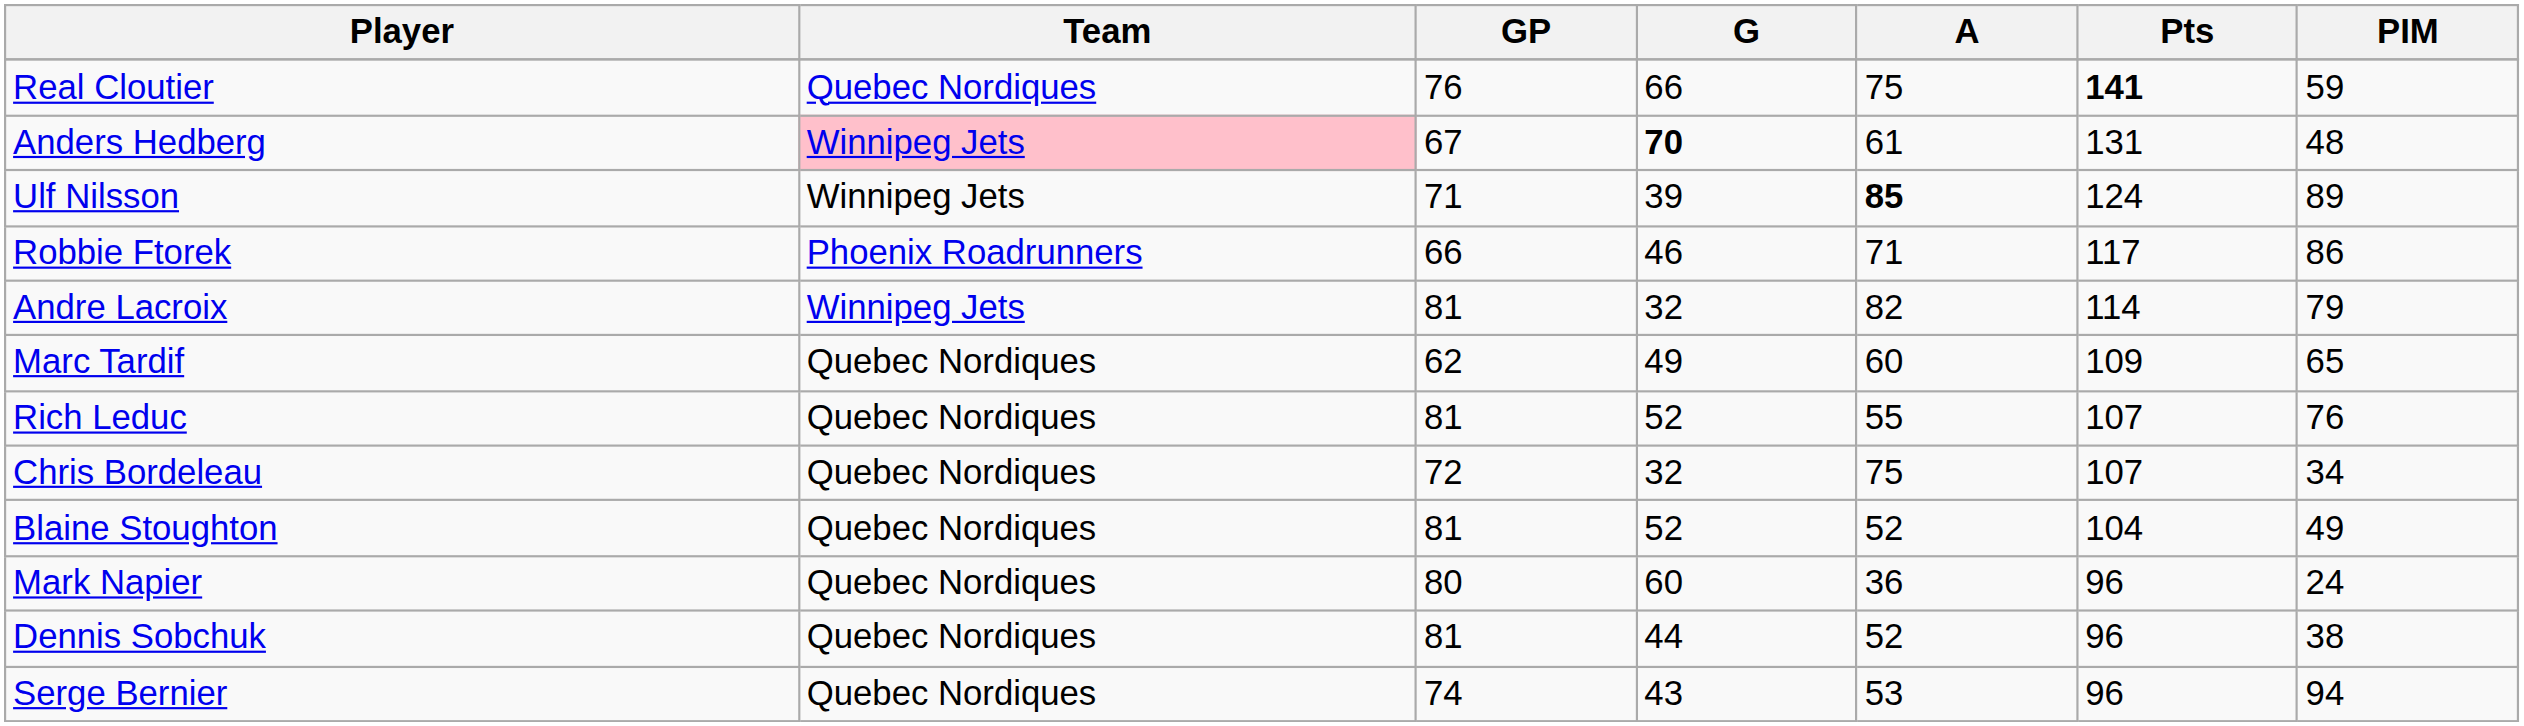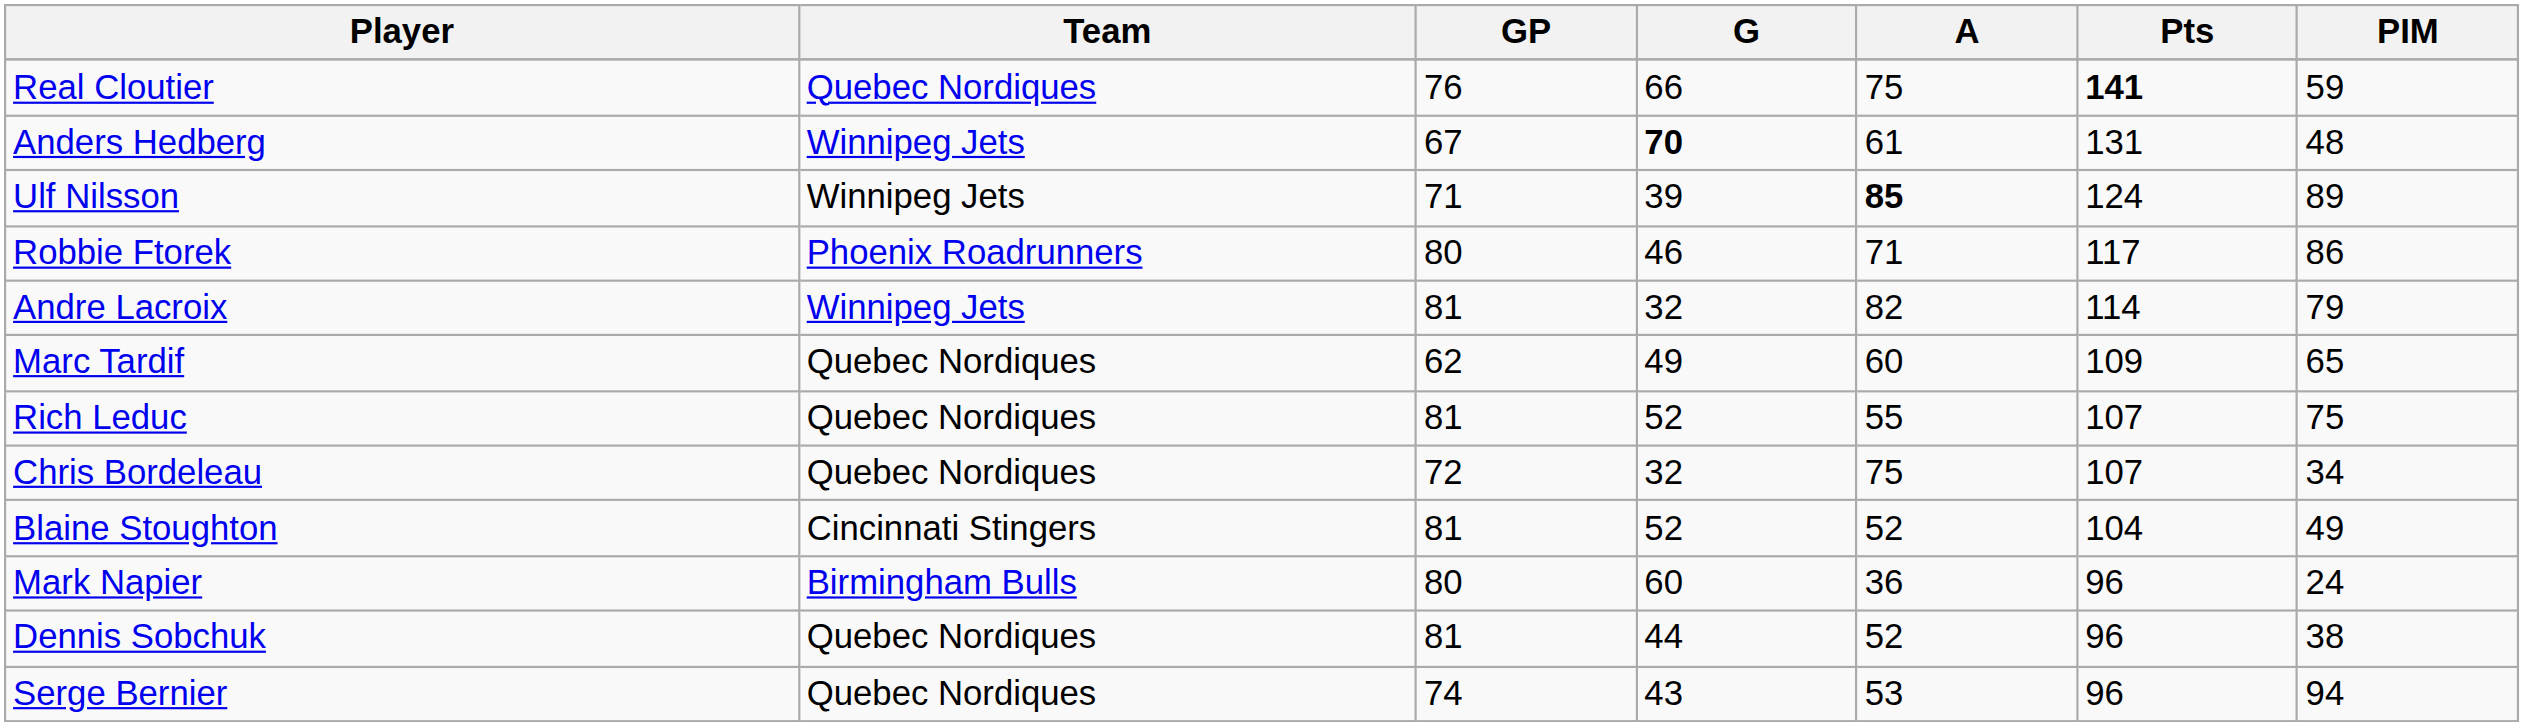(916, 142) pink background -> (916, 142) no background
(1443, 252) 66 -> (1443, 252) 80
(2325, 417) 76 -> (2325, 417) 75
(951, 527) Quebec Nordiques -> (951, 527) Cincinnati Stingers
(951, 582) Quebec Nordiques -> (942, 582) Birmingham Bulls
